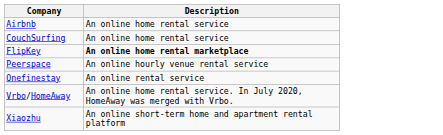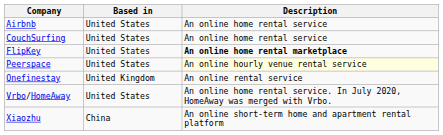+ column: (133, 11)
(177, 64) no background -> (275, 64) lightyellow background
